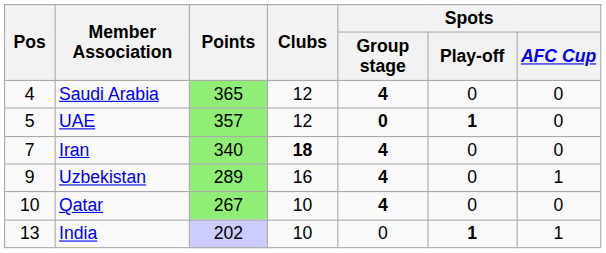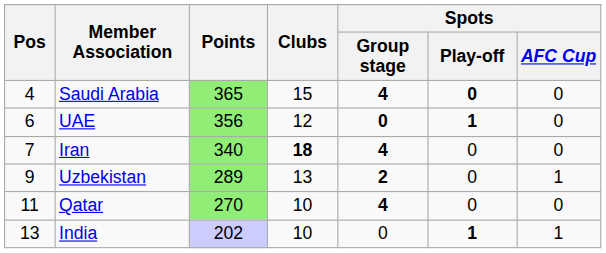(303, 94) 12 -> (303, 94) 15
(472, 94) normal -> (472, 94) bold
(30, 121) 5 -> (30, 121) 6
(228, 121) 357 -> (228, 121) 356
(303, 177) 16 -> (303, 177) 13
(383, 177) 4 -> (383, 177) 2
(30, 205) 10 -> (30, 205) 11
(228, 205) 267 -> (228, 205) 270
